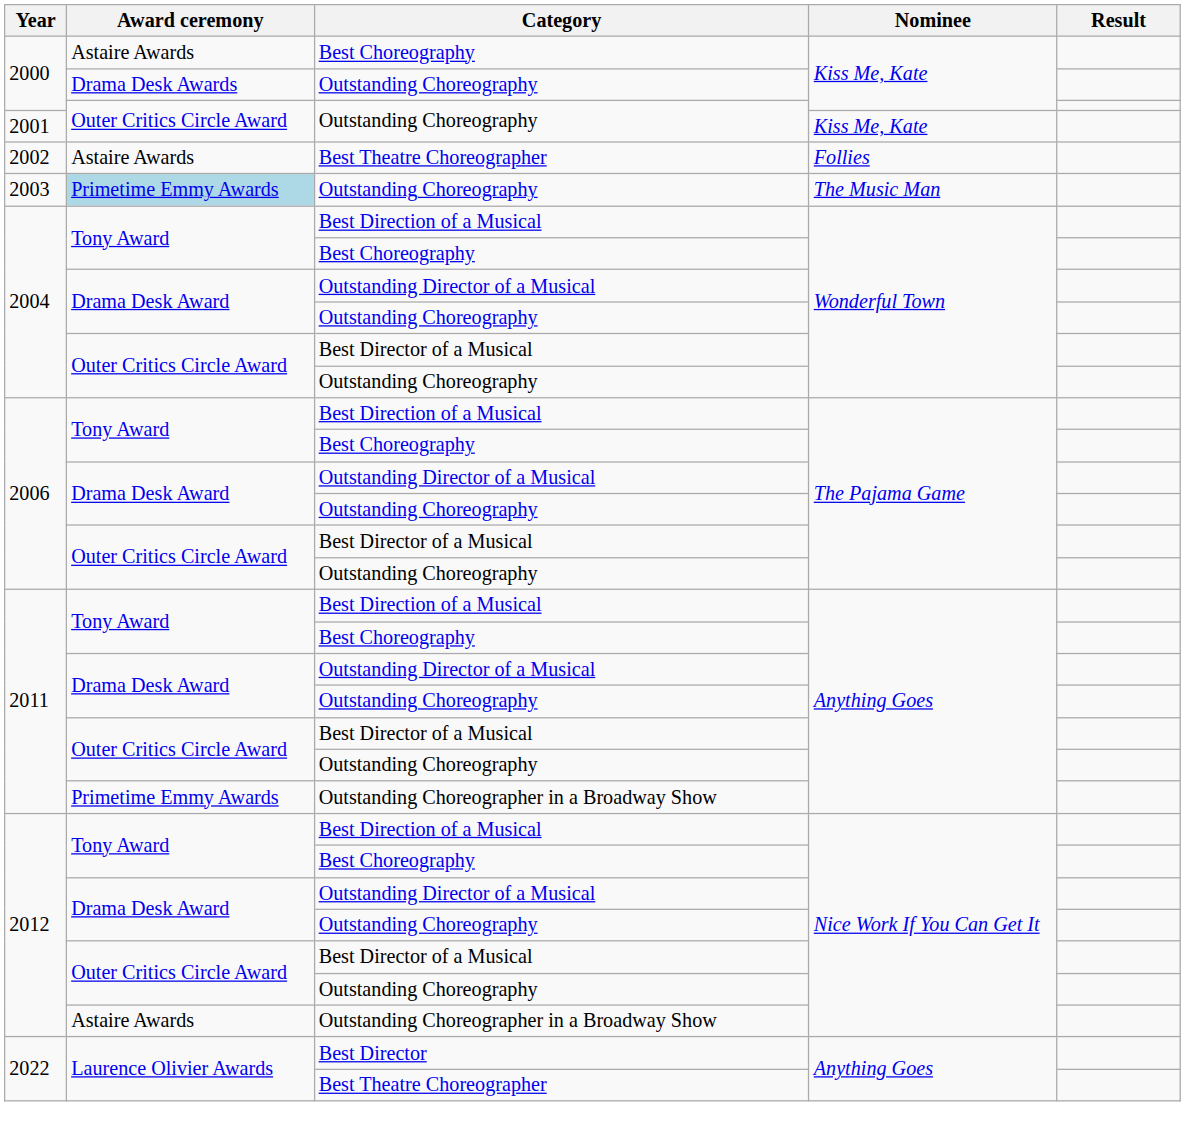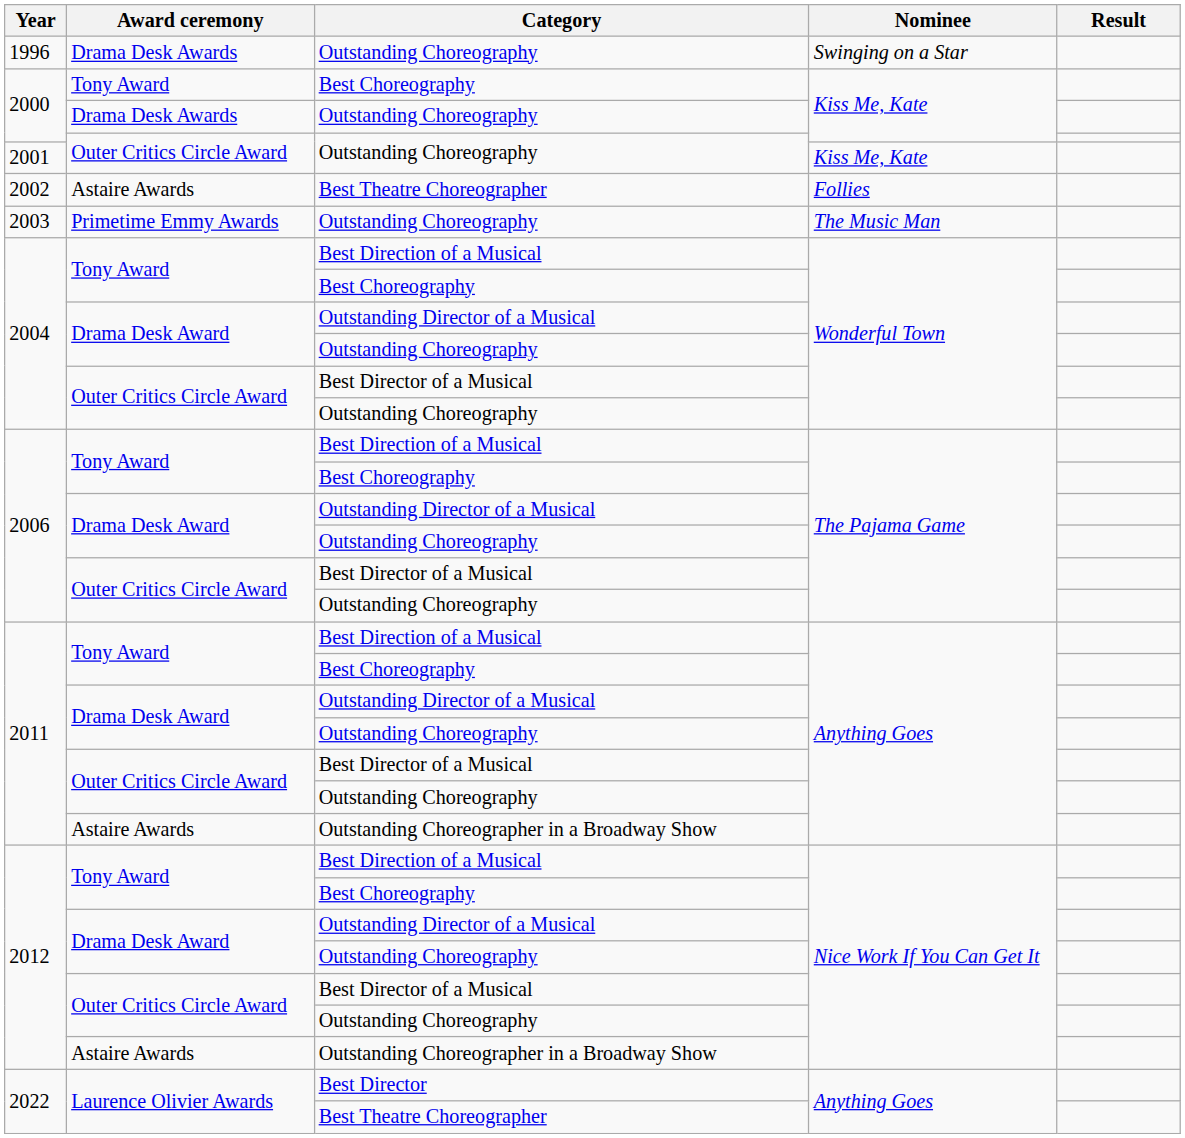+ row: (29, 52)
(133, 52) Astaire Awards -> (120, 84) Tony Award
(175, 189) lightblue background -> (175, 221) no background
(175, 797) Primetime Emmy Awards -> (133, 829) Astaire Awards
